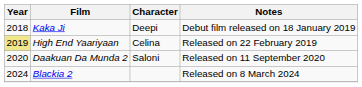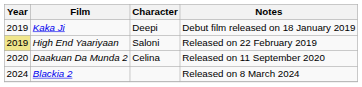(17, 27) 2018 -> (17, 27) 2019
(146, 43) Celina -> (146, 43) Saloni
(146, 58) Saloni -> (146, 58) Celina
